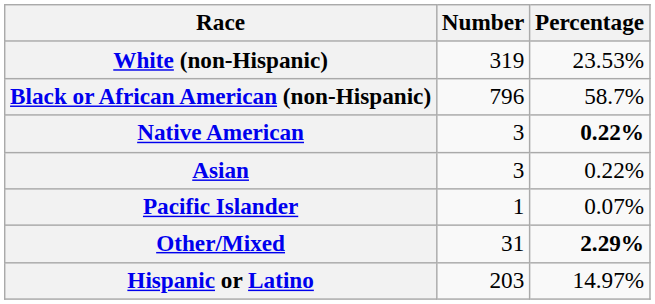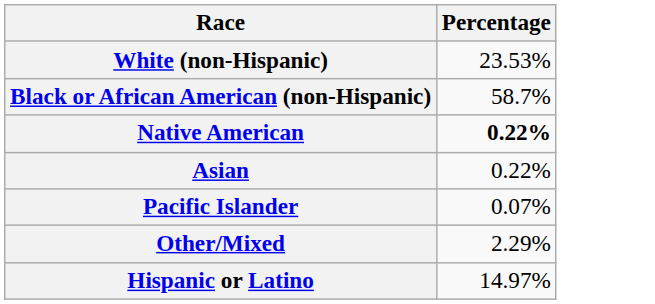- column: (483, 22)
(612, 243) bold -> (521, 243) normal
